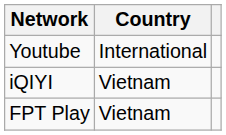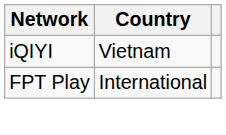- row: (45, 51)
(135, 113) Vietnam -> (153, 82) International
